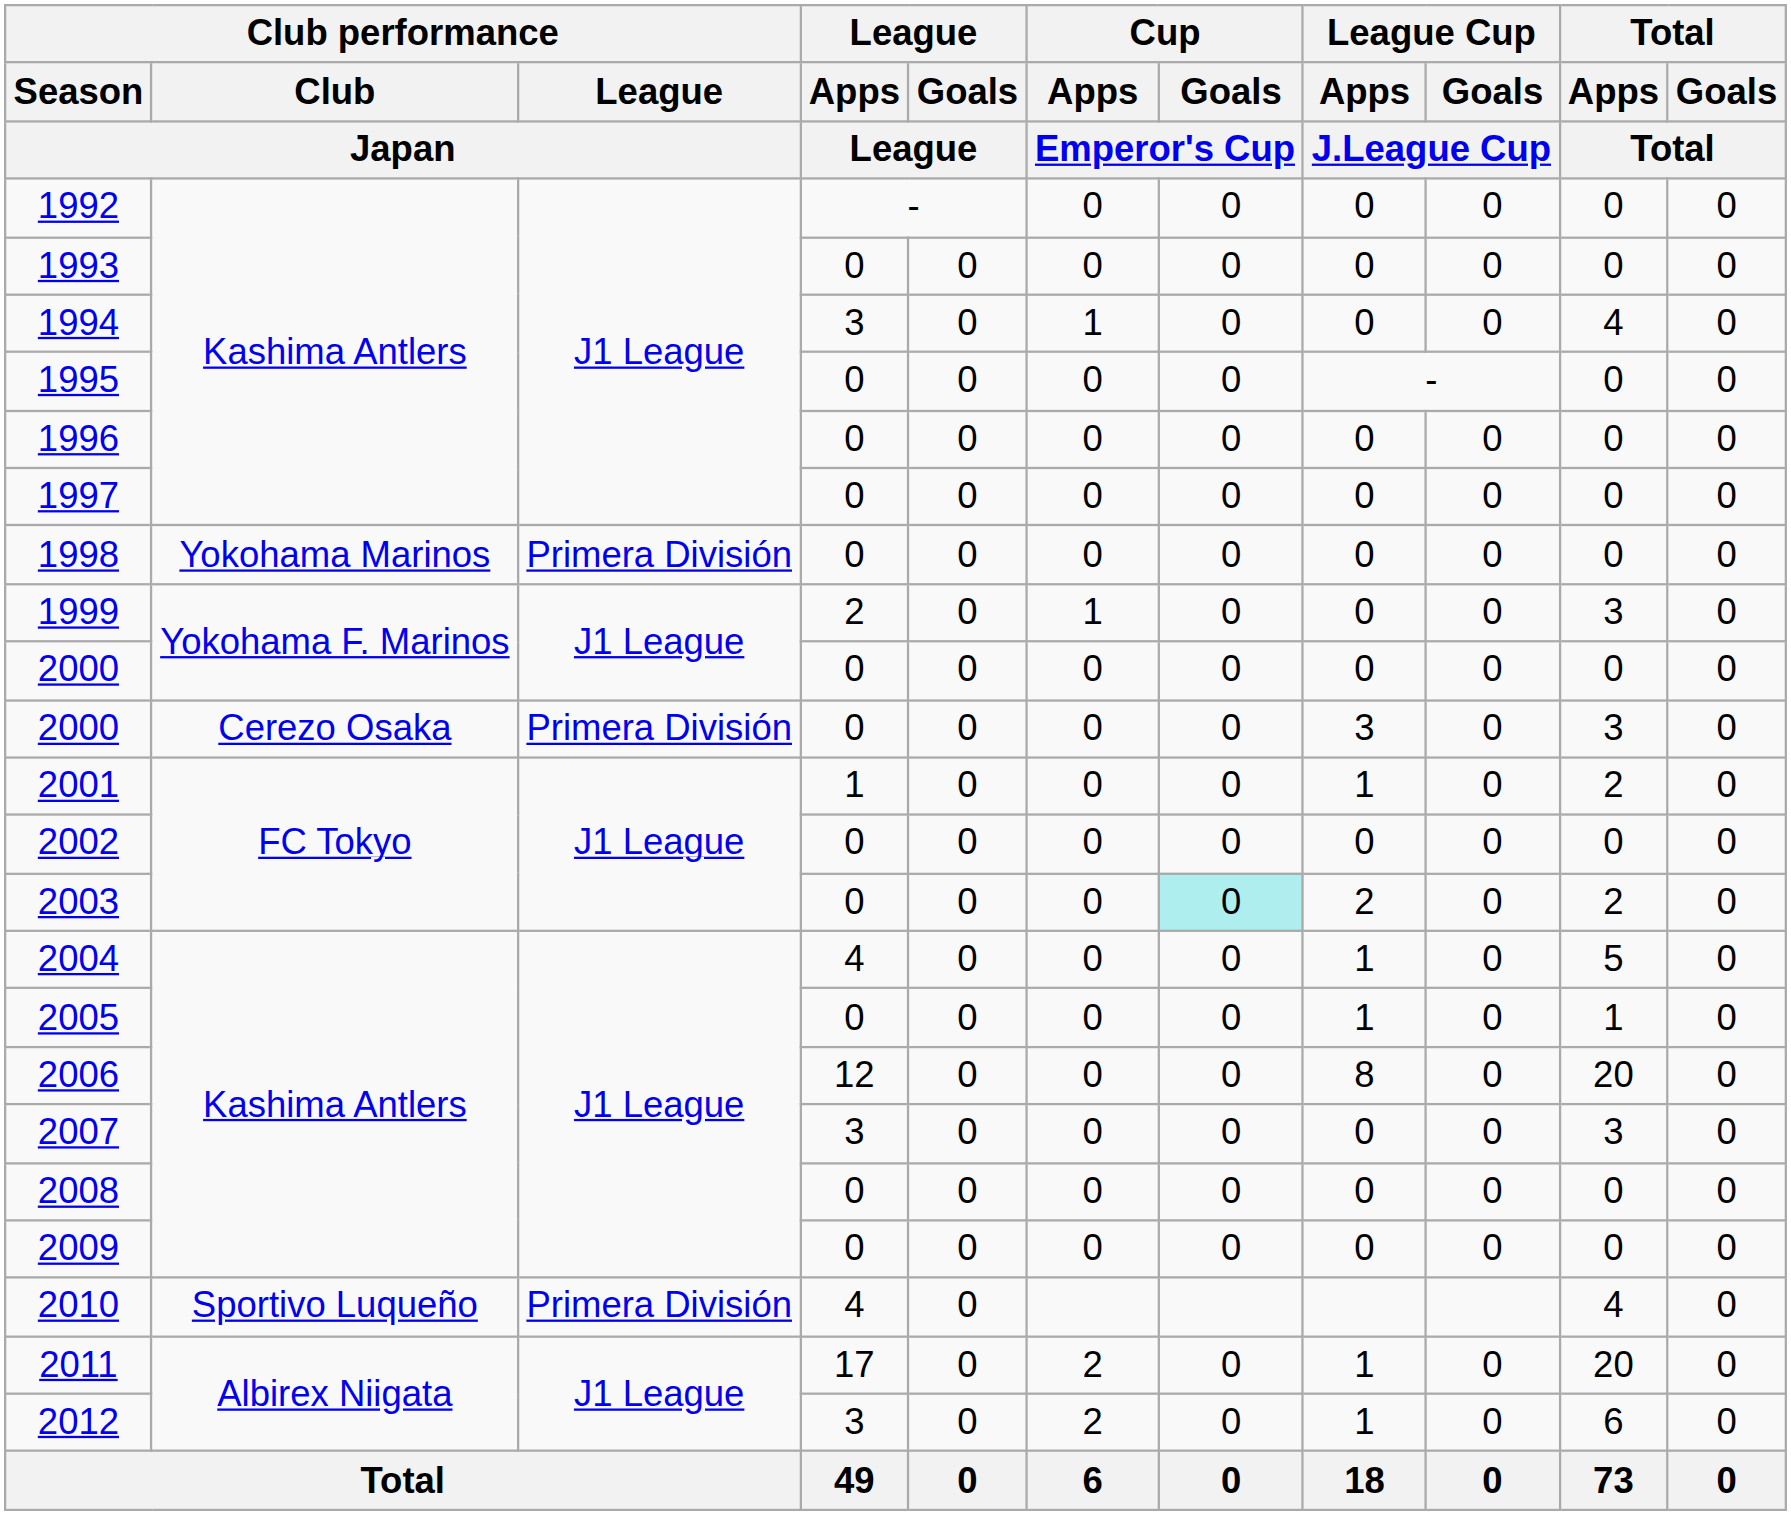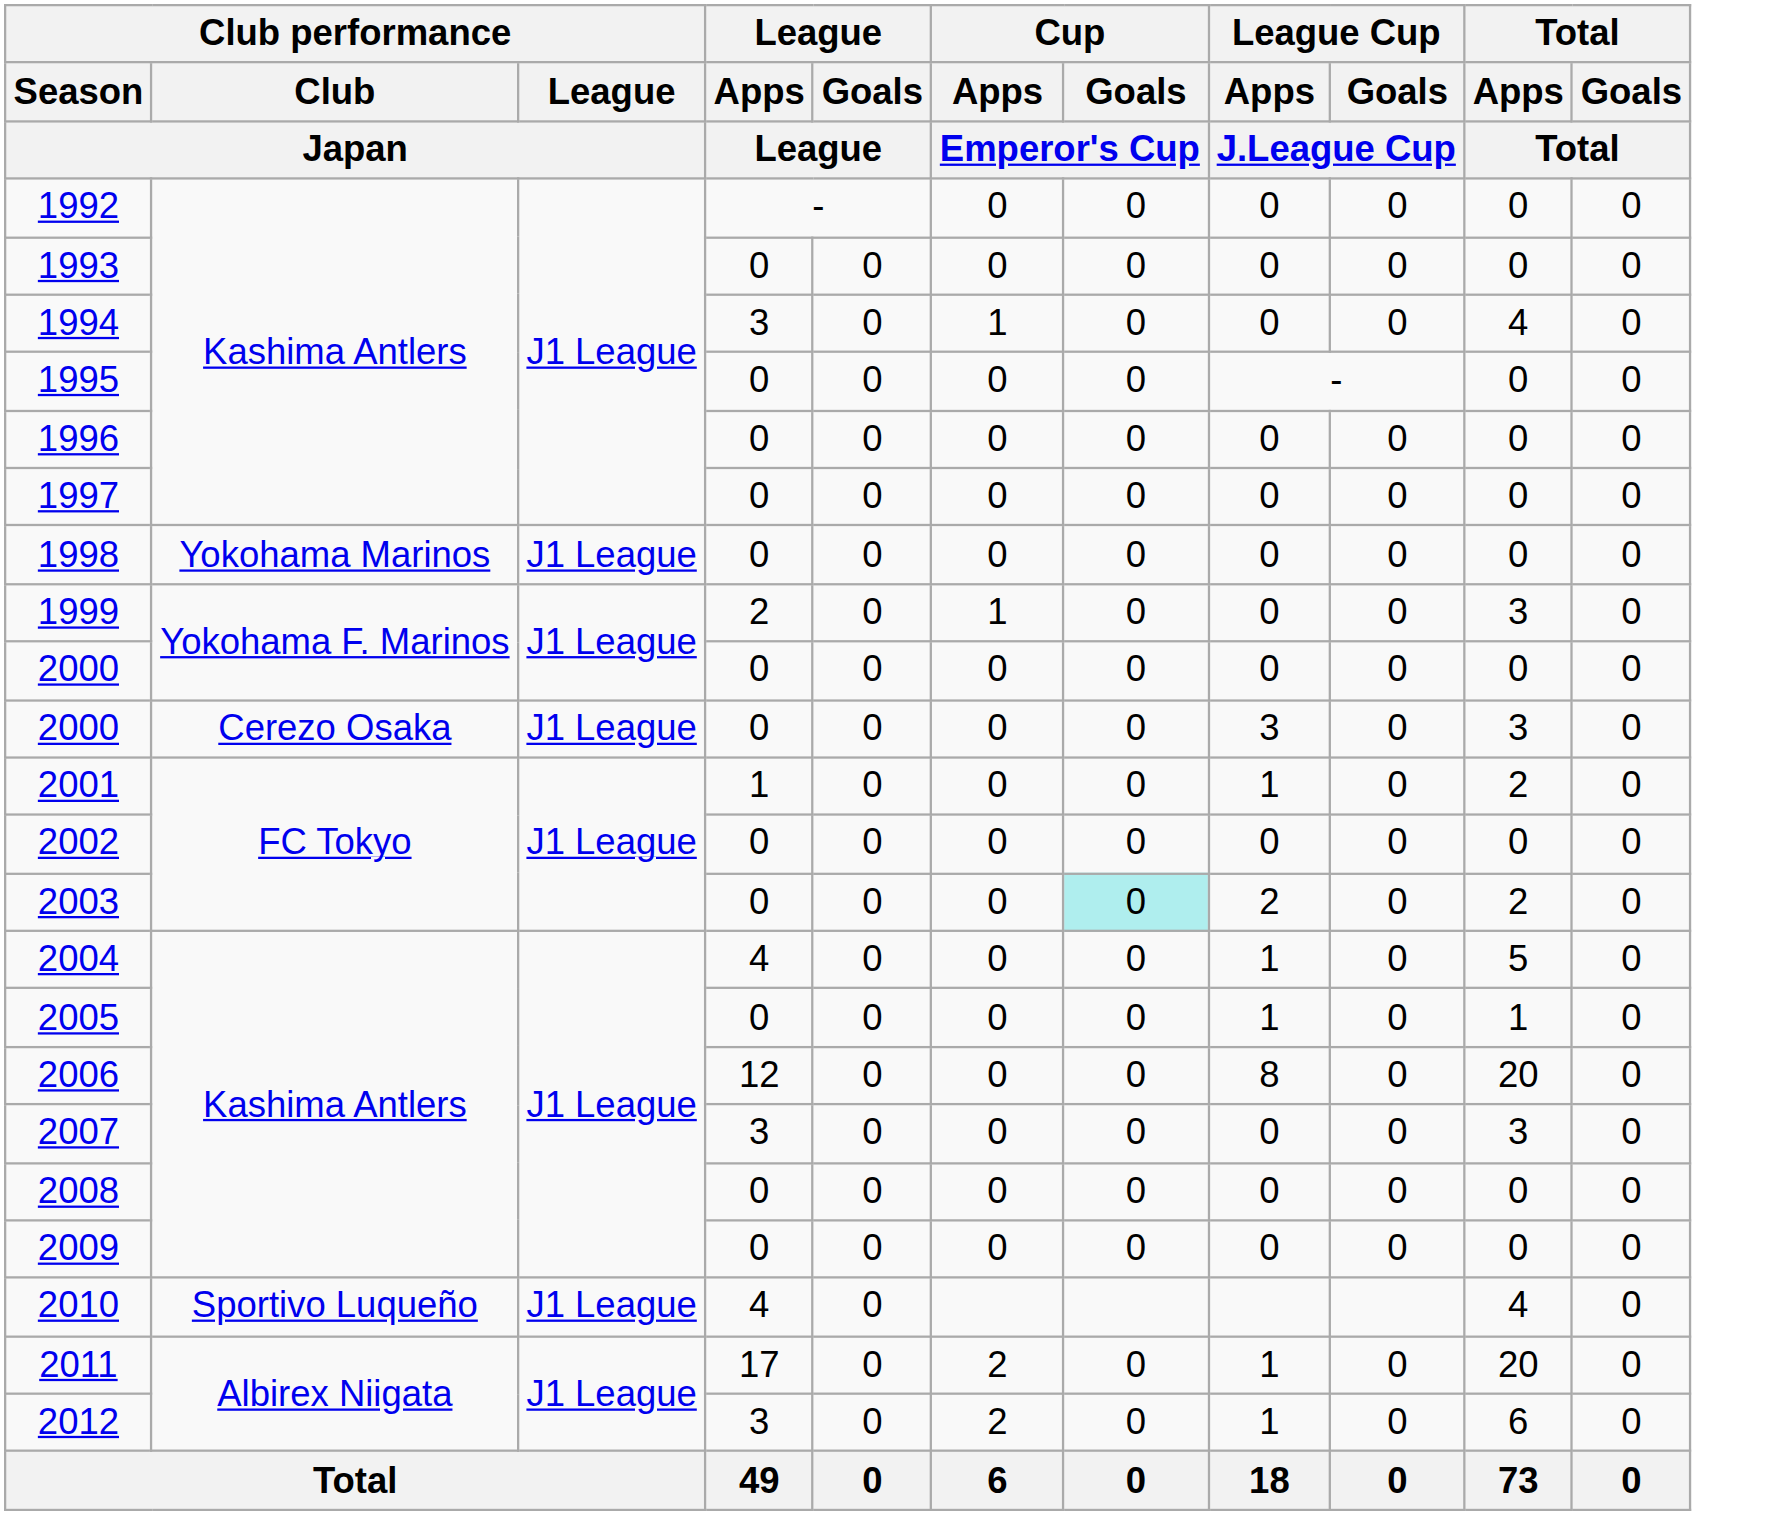(659, 554) Primera División -> (612, 554) J1 League
(659, 727) Primera División -> (612, 727) J1 League
(659, 1306) Primera División -> (612, 1306) J1 League
